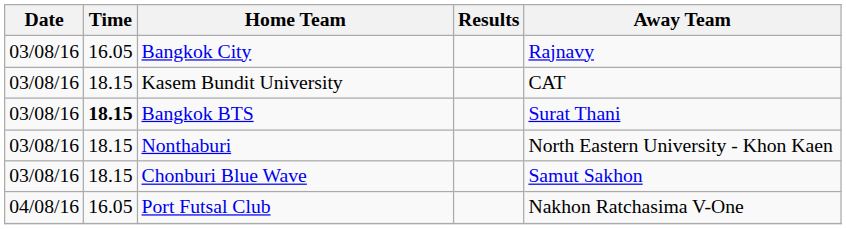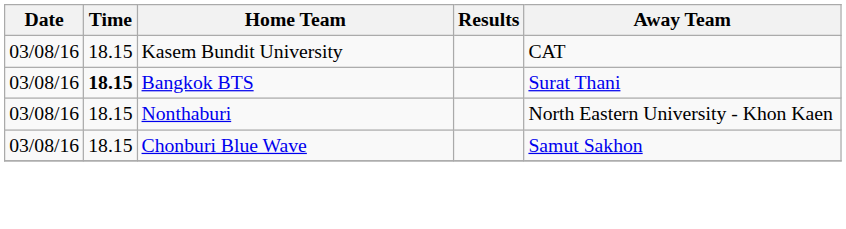- row: (196, 51)
- row: (206, 207)
